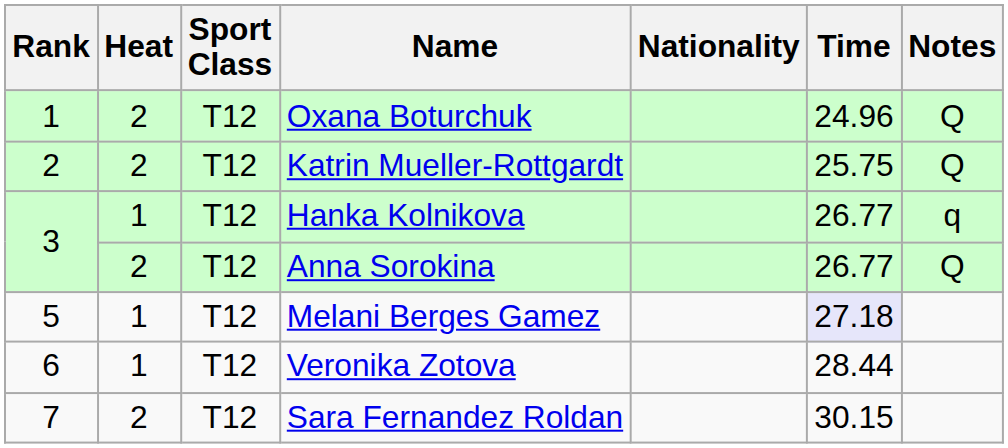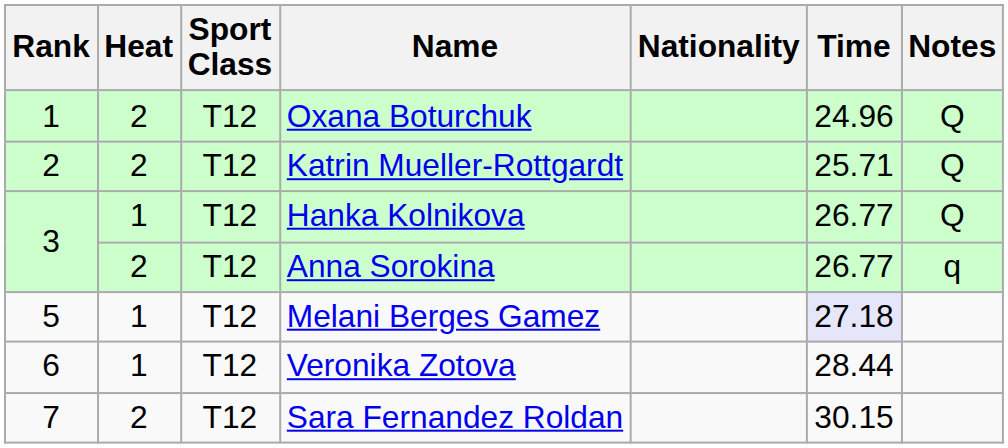(854, 165) 25.75 -> (854, 165) 25.71
(952, 215) q -> (952, 215) Q
(952, 266) Q -> (952, 266) q
